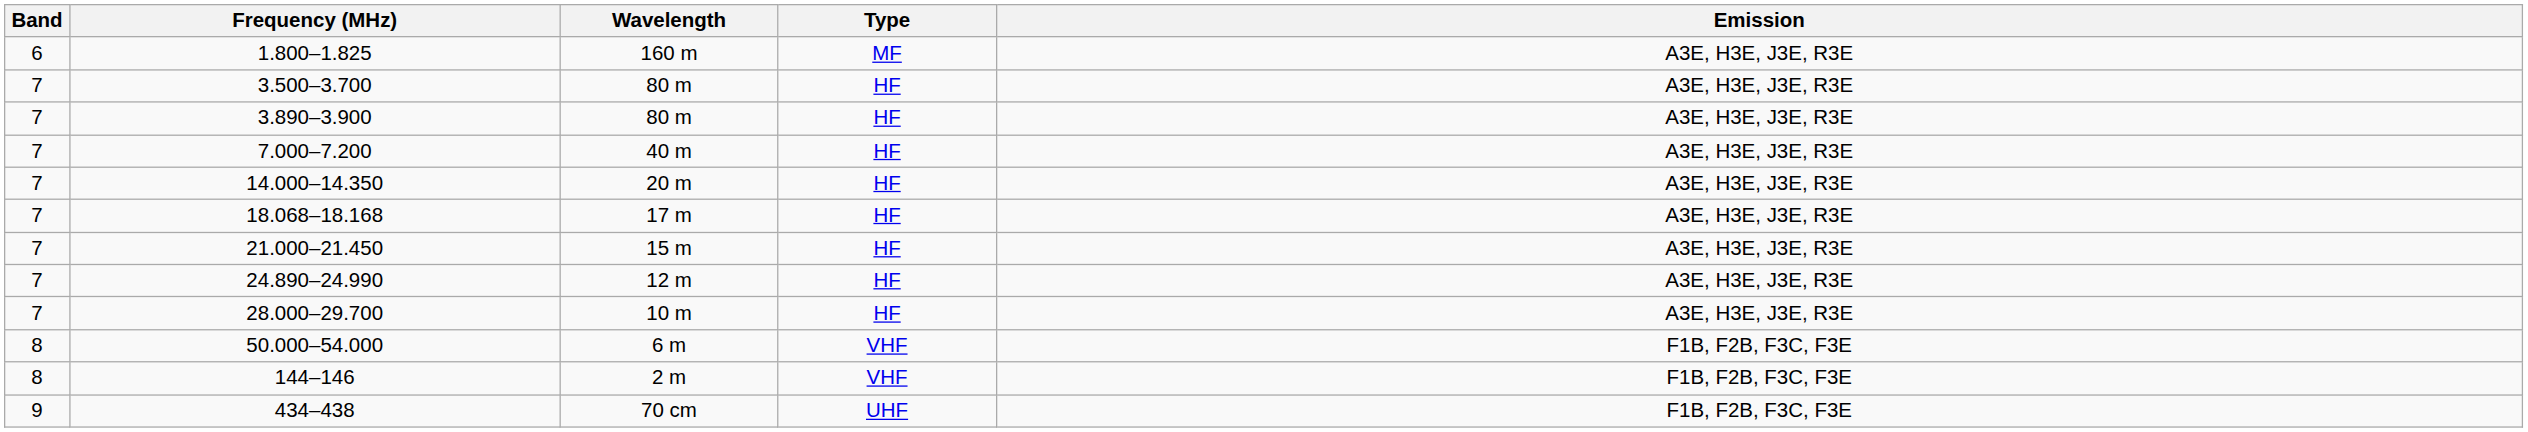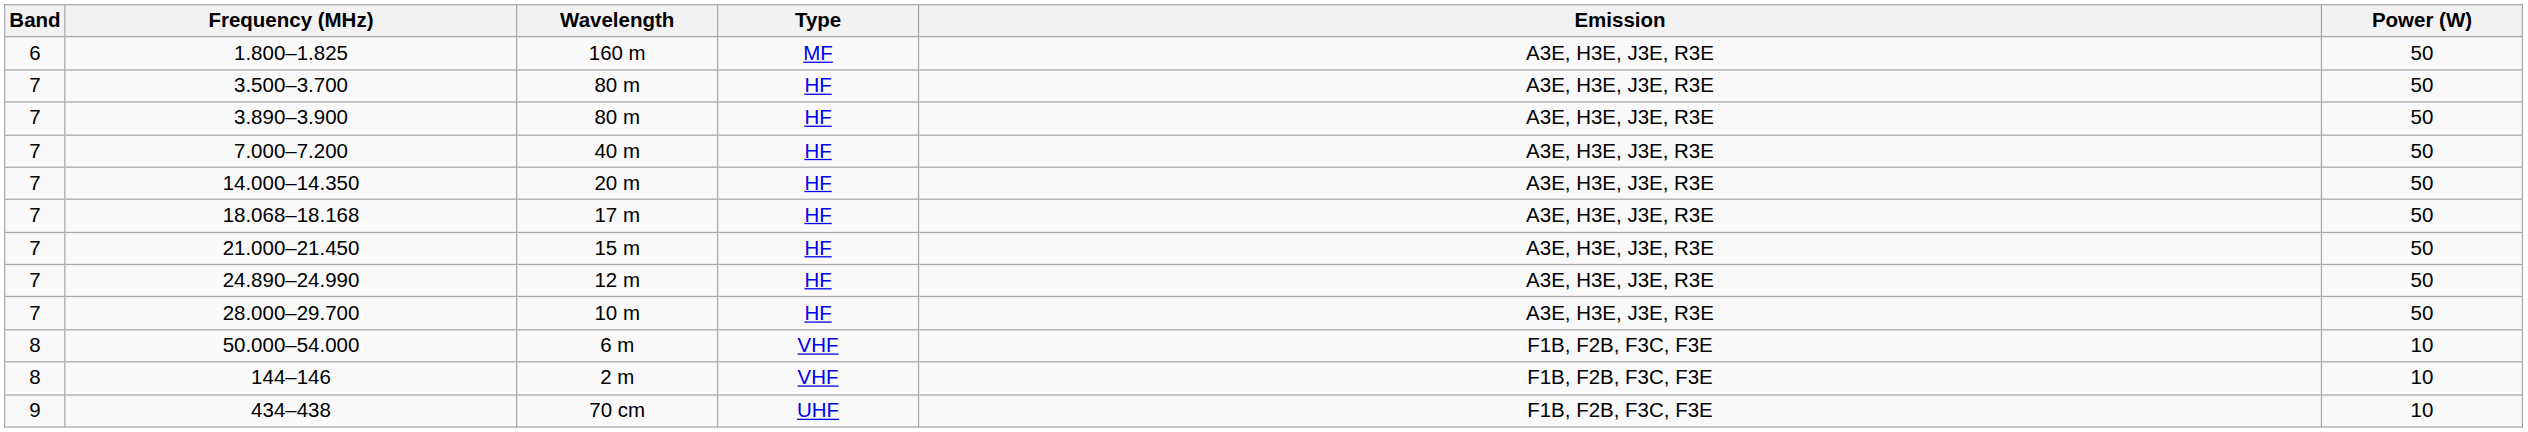+ column: (2422, 20)
